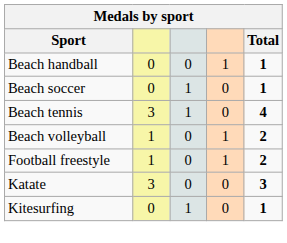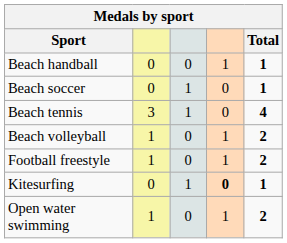- row: (27, 184)
(225, 208) normal -> (225, 184) bold
+ row: (42, 217)
